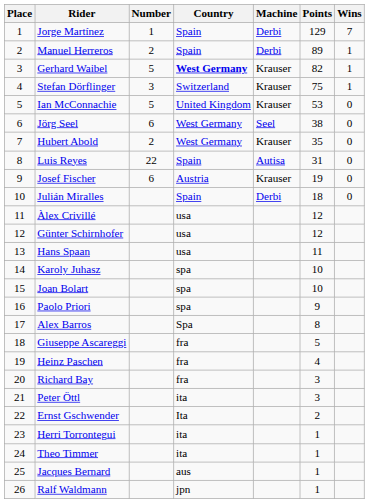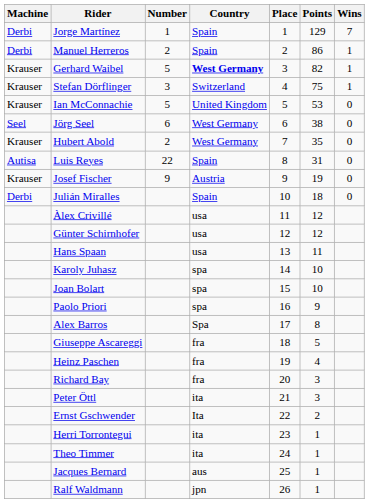columns swapped: (20, 13) <-> (277, 13)
(317, 50) 89 -> (317, 50) 86
(151, 178) 6 -> (167, 178) 9
